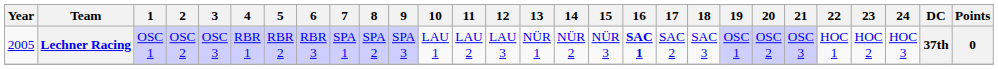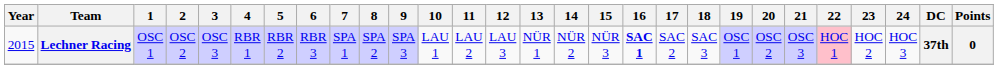(21, 44) 2005 -> (21, 44) 2015
(834, 44) no background -> (834, 44) pink background
